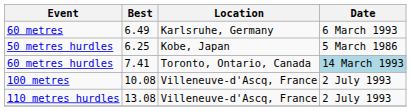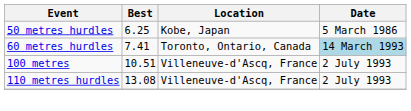- row: (35, 30)
(140, 81) 10.08 -> (140, 64) 10.51
